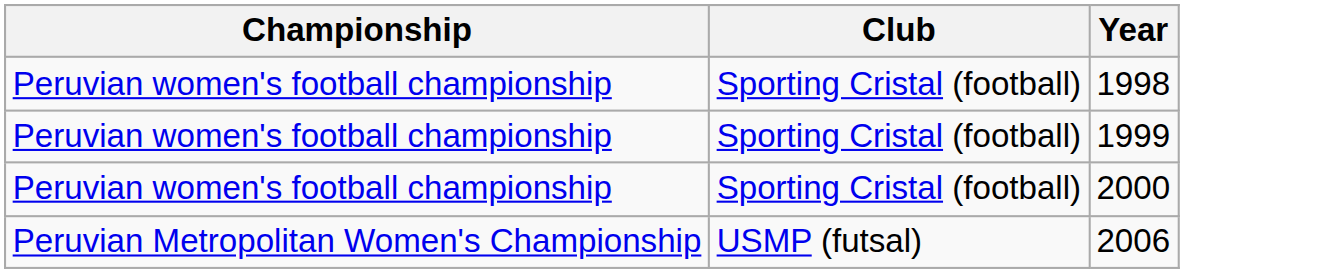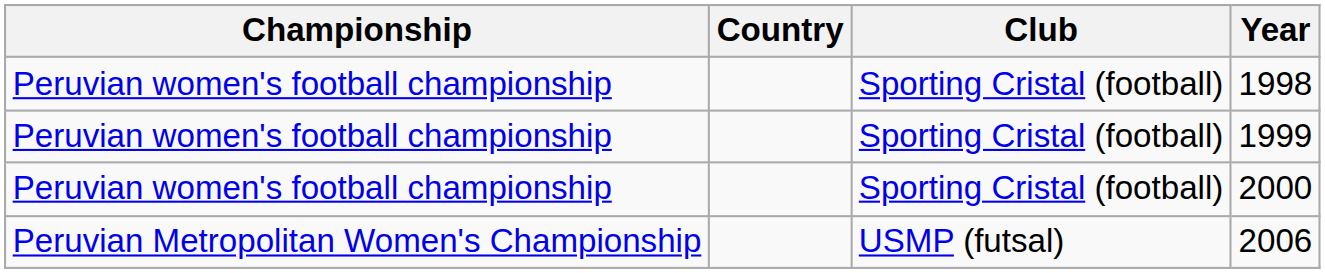+ column: (780, 30)
